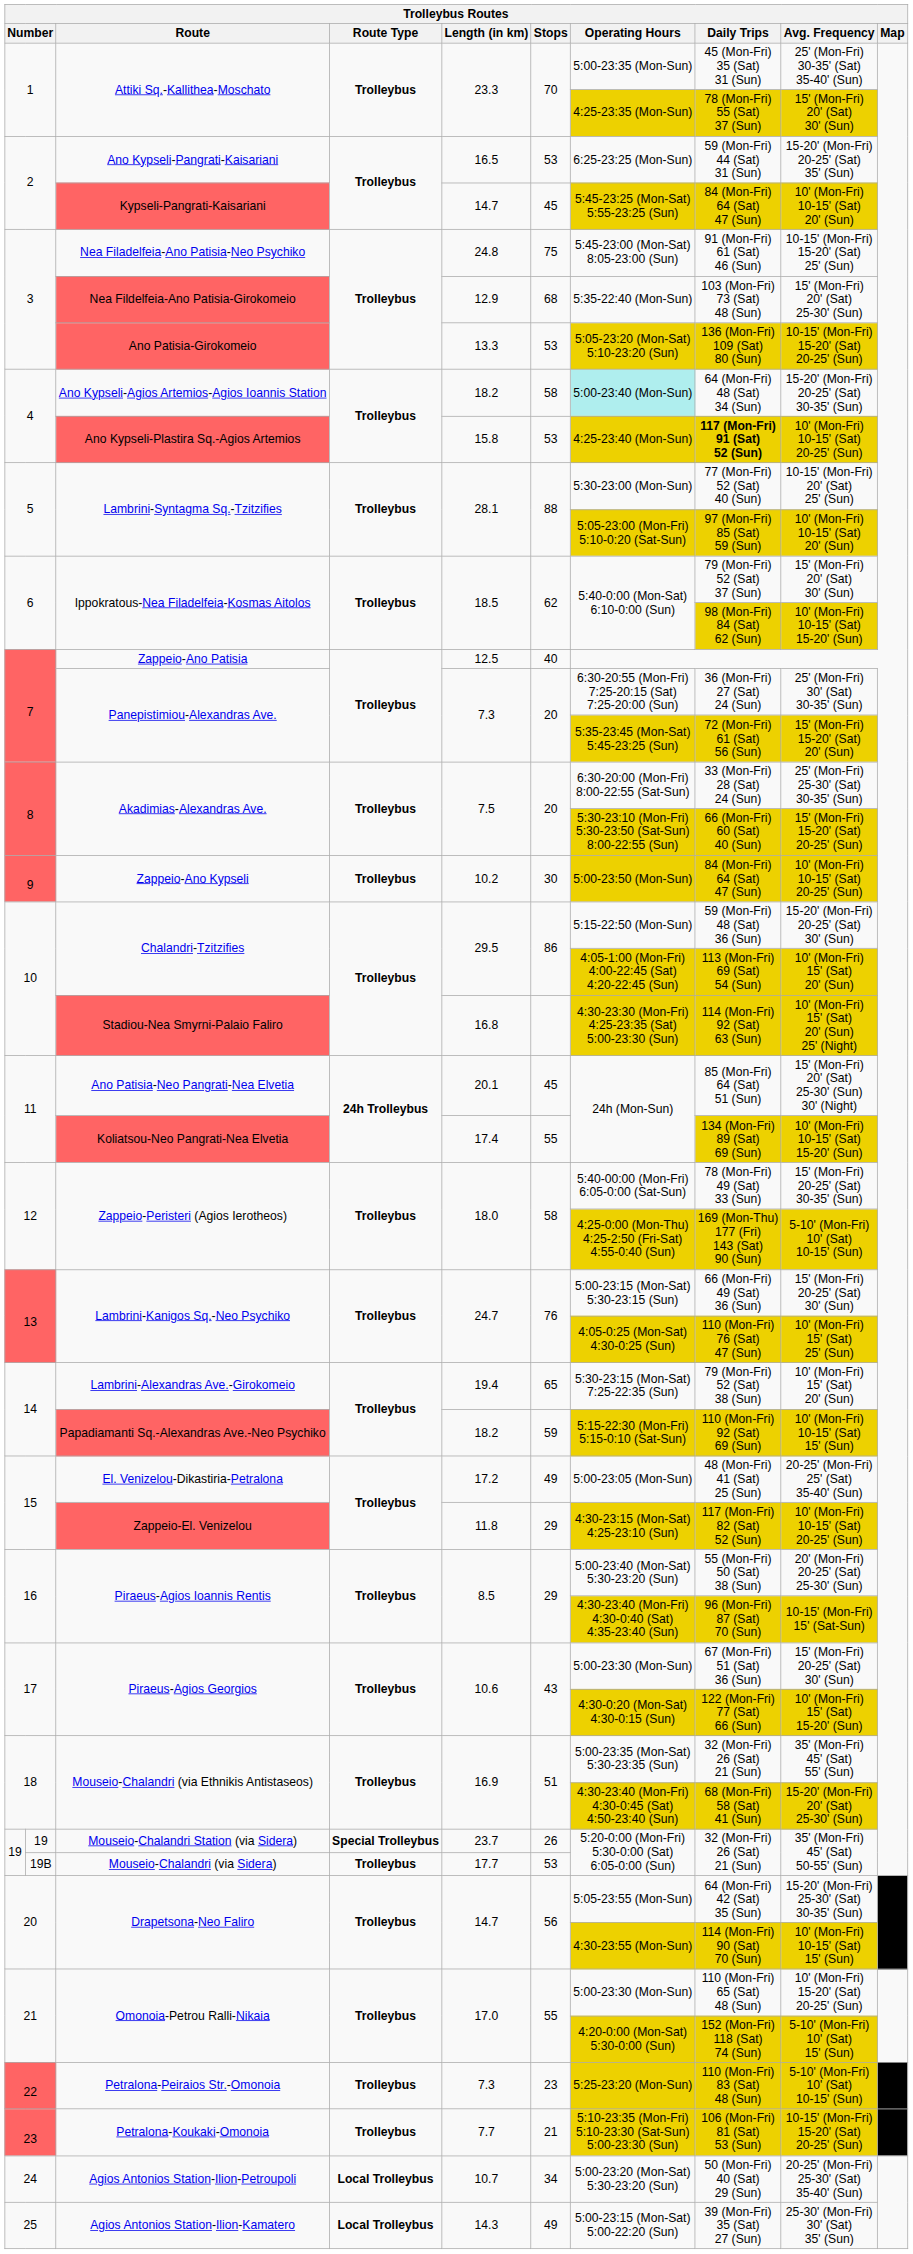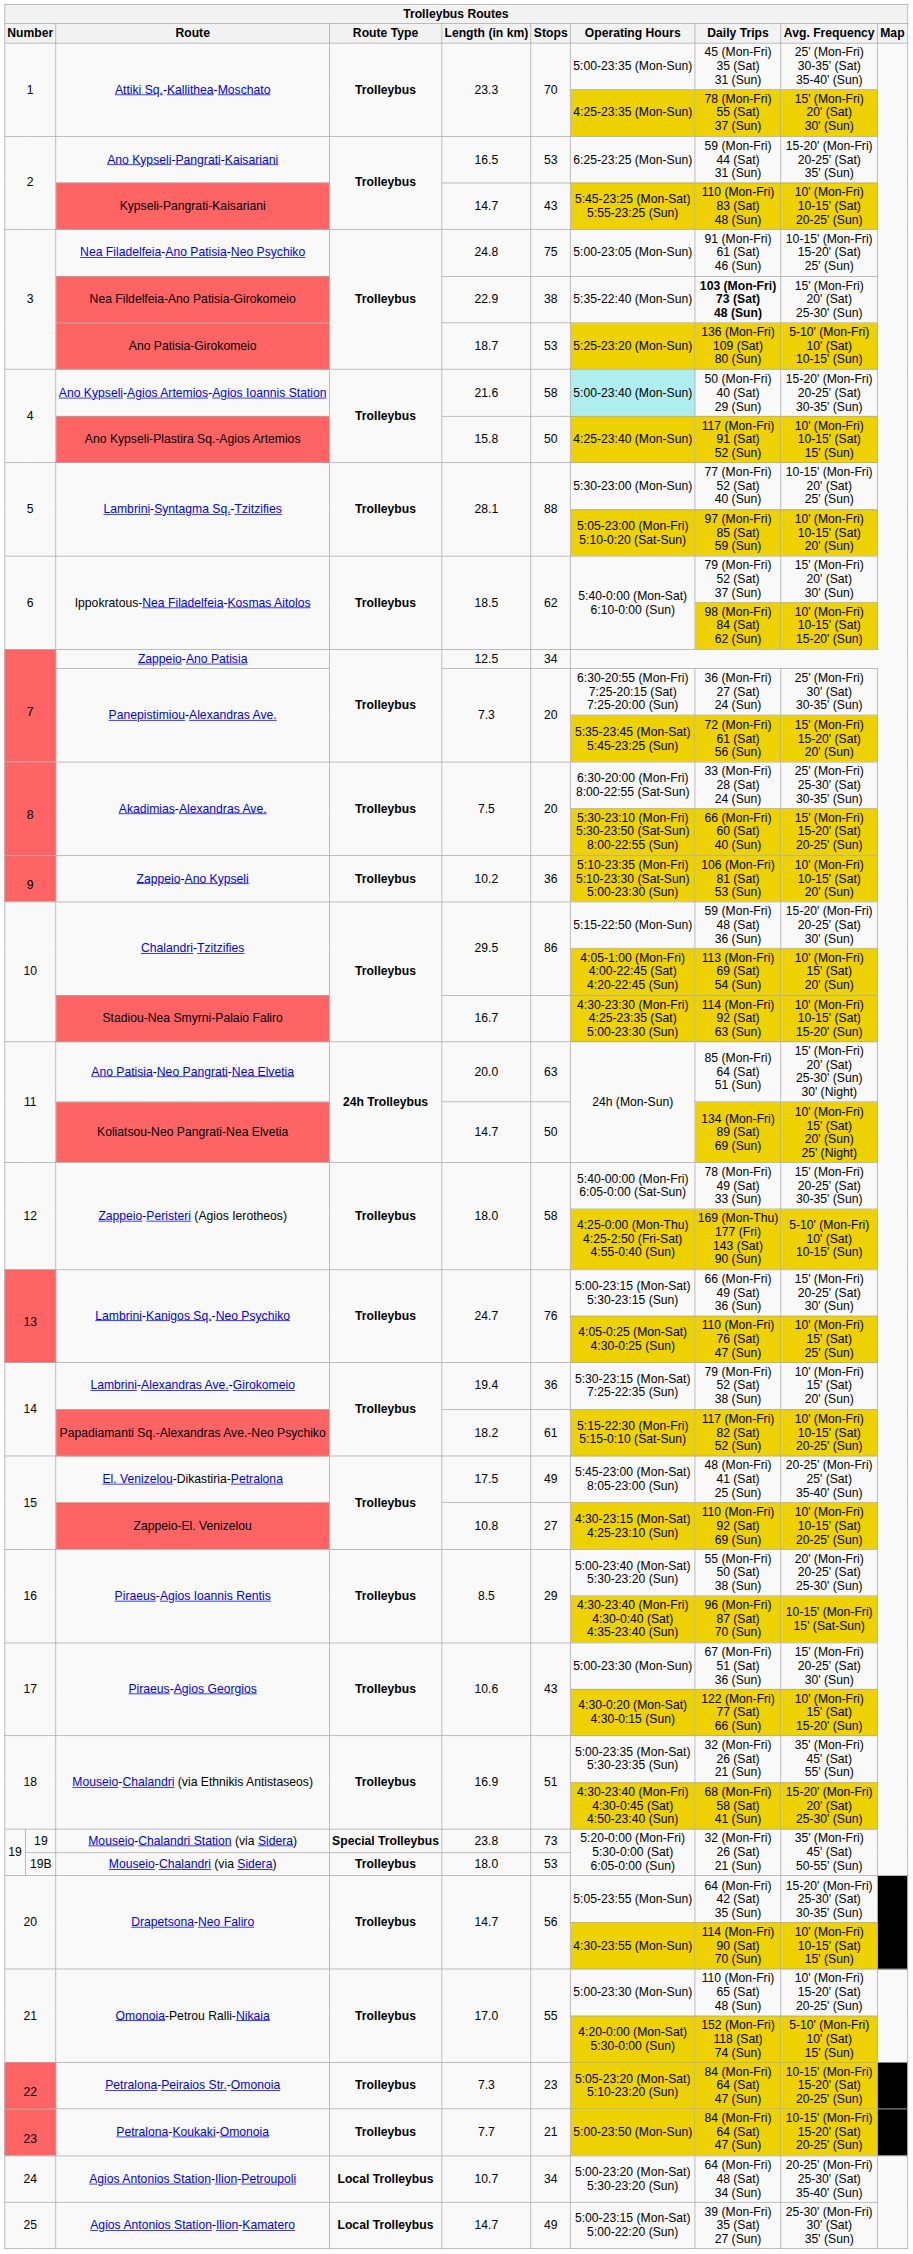(551, 206) 45 -> (551, 206) 43
(738, 206) 84 (Mon-Fri) 64 (Sat) 47 (Sun) -> (738, 206) 110 (Mon-Fri) 83 (Sat) 48 (Sun)
(829, 206) 10' (Mon-Fri) 10-15' (Sat) 20' (Sun) -> (829, 206) 10' (Mon-Fri) 10-15' (Sat) 20-25' (Sun)
(633, 252) 5:45-23:00 (Mon-Sat) 8:05-23:00 (Sun) -> (633, 252) 5:00-23:05 (Mon-Sun)
(486, 299) 12.9 -> (486, 299) 22.9
(551, 299) 68 -> (551, 299) 38
(738, 299) normal -> (738, 299) bold
(486, 346) 13.3 -> (486, 346) 18.7
(633, 346) 5:05-23:20 (Mon-Sat) 5:10-23:20 (Sun) -> (633, 346) 5:25-23:20 (Mon-Sun)
(829, 346) 10-15' (Mon-Fri) 15-20' (Sat) 20-25' (Sun) -> (829, 346) 5-10' (Mon-Fri) 10' (Sat) 10-15' (Sun)
(486, 392) 18.2 -> (486, 392) 21.6
(738, 392) 64 (Mon-Fri) 48 (Sat) 34 (Sun) -> (738, 392) 50 (Mon-Fri) 40 (Sat) 29 (Sun)
(551, 439) 53 -> (551, 439) 50
(738, 439) bold -> (738, 439) normal
(829, 439) 10' (Mon-Fri) 10-15' (Sat) 20-25' (Sun) -> (829, 439) 10' (Mon-Fri) 10-15' (Sat) 15' (Sun)
(551, 659) 40 -> (551, 659) 34
(551, 878) 30 -> (551, 878) 36
(633, 878) 5:00-23:50 (Mon-Sun) -> (633, 878) 5:10-23:35 (Mon-Fri) 5:10-23:30 (Sat-Sun) 5:00-23:30 (Sun)
(738, 878) 84 (Mon-Fri) 64 (Sat) 47 (Sun) -> (738, 878) 106 (Mon-Fri) 81 (Sat) 53 (Sun)
(829, 878) 10' (Mon-Fri) 10-15' (Sat) 20-25' (Sun) -> (829, 878) 10' (Mon-Fri) 10-15' (Sat) 20' (Sun)
(486, 1025) 16.8 -> (486, 1018) 16.7
(829, 1025) 10' (Mon-Fri) 15' (Sat) 20' (Sun) 25' (Night) -> (829, 1018) 10' (Mon-Fri) 10-15' (Sat) 15-20' (Sun)
(486, 1085) 20.1 -> (486, 1072) 20.0
(551, 1085) 45 -> (551, 1072) 63
(486, 1139) 17.4 -> (486, 1132) 14.7
(551, 1139) 55 -> (551, 1132) 50
(829, 1139) 10' (Mon-Fri) 10-15' (Sat) 15-20' (Sun) -> (829, 1132) 10' (Mon-Fri) 15' (Sat) 20' (Sun) 25' (Night)
(551, 1386) 65 -> (551, 1386) 36
(551, 1432) 59 -> (551, 1432) 61
(738, 1432) 110 (Mon-Fri) 92 (Sat) 69 (Sun) -> (738, 1432) 117 (Mon-Fri) 82 (Sat) 52 (Sun)
(829, 1432) 10' (Mon-Fri) 10-15' (Sat) 15' (Sun) -> (829, 1432) 10' (Mon-Fri) 10-15' (Sat) 20-25' (Sun)
(486, 1479) 17.2 -> (486, 1479) 17.5
(633, 1479) 5:00-23:05 (Mon-Sun) -> (633, 1479) 5:45-23:00 (Mon-Sat) 8:05-23:00 (Sun)
(486, 1526) 11.8 -> (486, 1526) 10.8
(551, 1526) 29 -> (551, 1526) 27
(738, 1526) 117 (Mon-Fri) 82 (Sat) 52 (Sun) -> (738, 1526) 110 (Mon-Fri) 92 (Sat) 69 (Sun)
(486, 1840) 23.7 -> (486, 1840) 23.8
(551, 1840) 26 -> (551, 1840) 73
(486, 1864) 17.7 -> (486, 1864) 18.0
(633, 2085) 5:25-23:20 (Mon-Sun) -> (633, 2085) 5:05-23:20 (Mon-Sat) 5:10-23:20 (Sun)
(738, 2085) 110 (Mon-Fri) 83 (Sat) 48 (Sun) -> (738, 2085) 84 (Mon-Fri) 64 (Sat) 47 (Sun)
(829, 2085) 5-10' (Mon-Fri) 10' (Sat) 10-15' (Sun) -> (829, 2085) 10-15' (Mon-Fri) 15-20' (Sat) 20-25' (Sun)
(633, 2132) 5:10-23:35 (Mon-Fri) 5:10-23:30 (Sat-Sun) 5:00-23:30 (Sun) -> (633, 2132) 5:00-23:50 (Mon-Sun)
(738, 2132) 106 (Mon-Fri) 81 (Sat) 53 (Sun) -> (738, 2132) 84 (Mon-Fri) 64 (Sat) 47 (Sun)
(738, 2179) 50 (Mon-Fri) 40 (Sat) 29 (Sun) -> (738, 2179) 64 (Mon-Fri) 48 (Sat) 34 (Sun)
(486, 2225) 14.3 -> (486, 2225) 14.7
